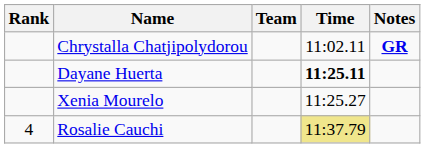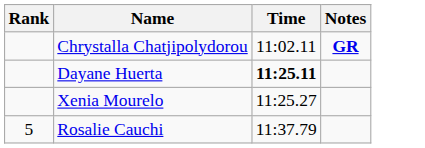- column: (276, 18)
(29, 128) 4 -> (29, 128) 5
(335, 128) khaki background -> (286, 128) no background
